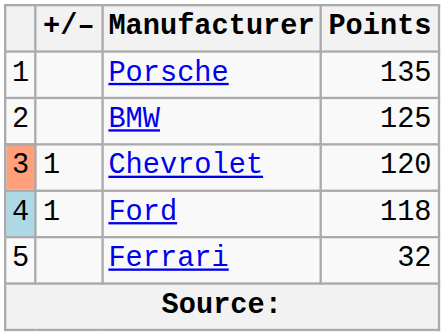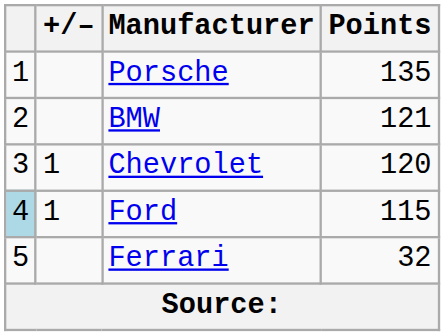(406, 121) 125 -> (406, 121) 121
(21, 167) lightsalmon background -> (21, 167) no background
(406, 214) 118 -> (406, 214) 115
